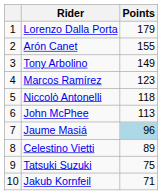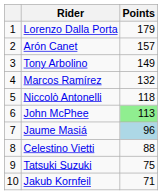(146, 47) 155 -> (146, 47) 157
(146, 80) 123 -> (146, 80) 132
(147, 114) no background -> (147, 114) lightgreen background
(149, 148) 89 -> (149, 148) 88
